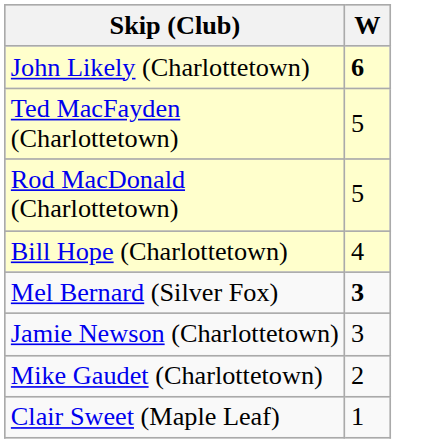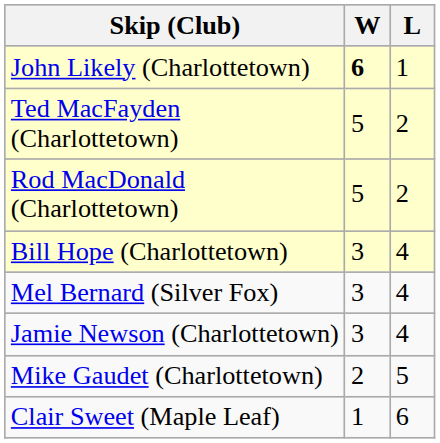+ column: (412, 25)
(358, 250) 4 -> (358, 250) 3
(358, 292) bold -> (358, 292) normal
